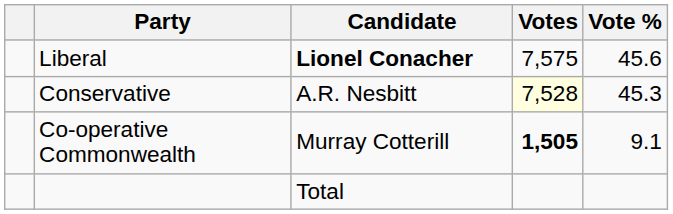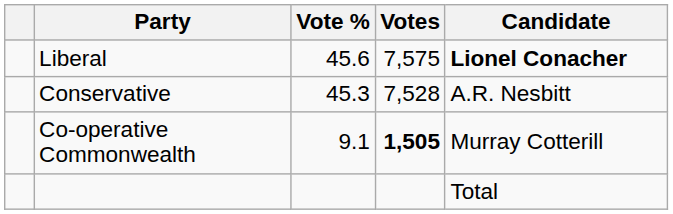columns swapped: (402, 22) <-> (625, 22)
(550, 93) lightyellow background -> (412, 93) no background
